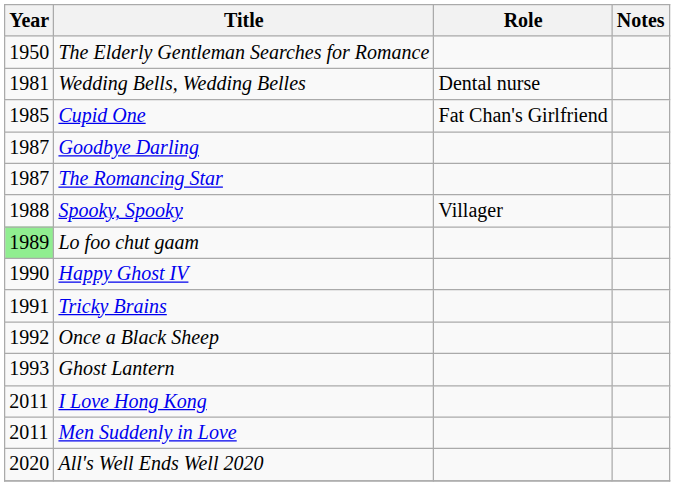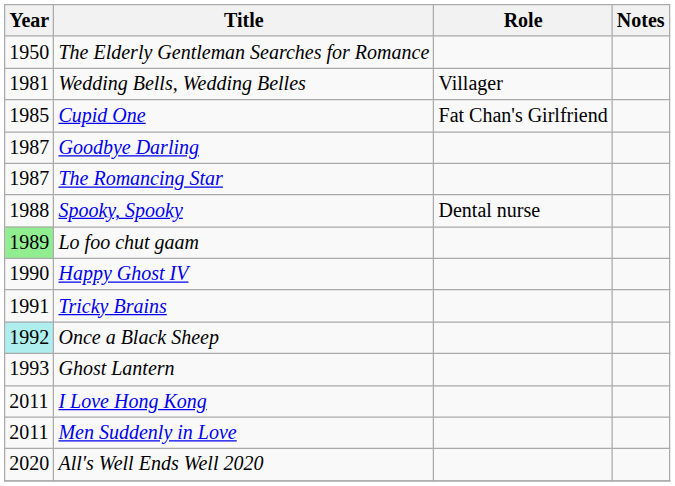(489, 83) Dental nurse -> (471, 83) Villager
(471, 210) Villager -> (489, 210) Dental nurse
(29, 337) no background -> (29, 337) paleturquoise background
